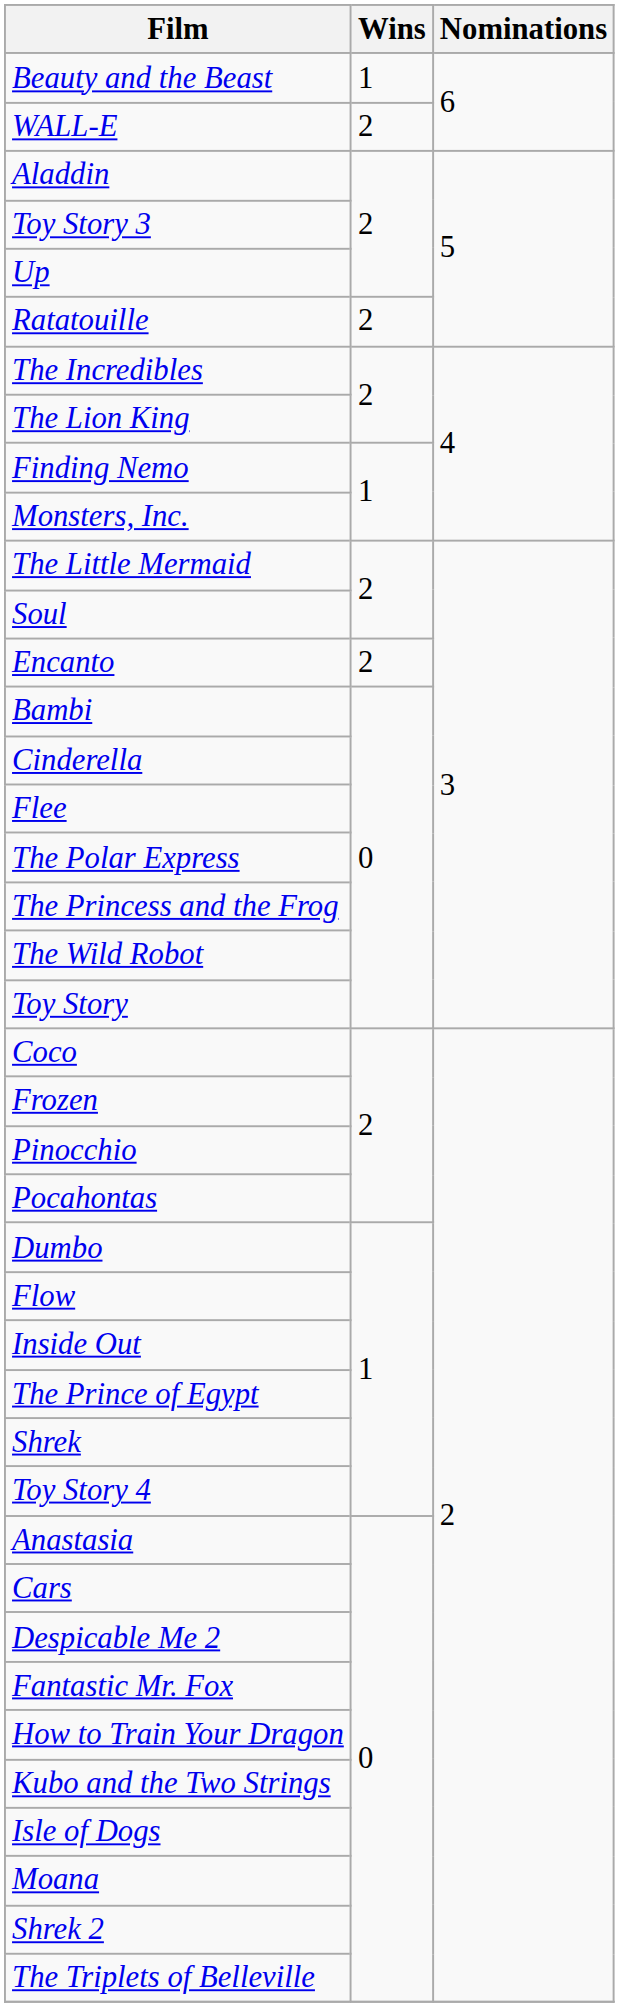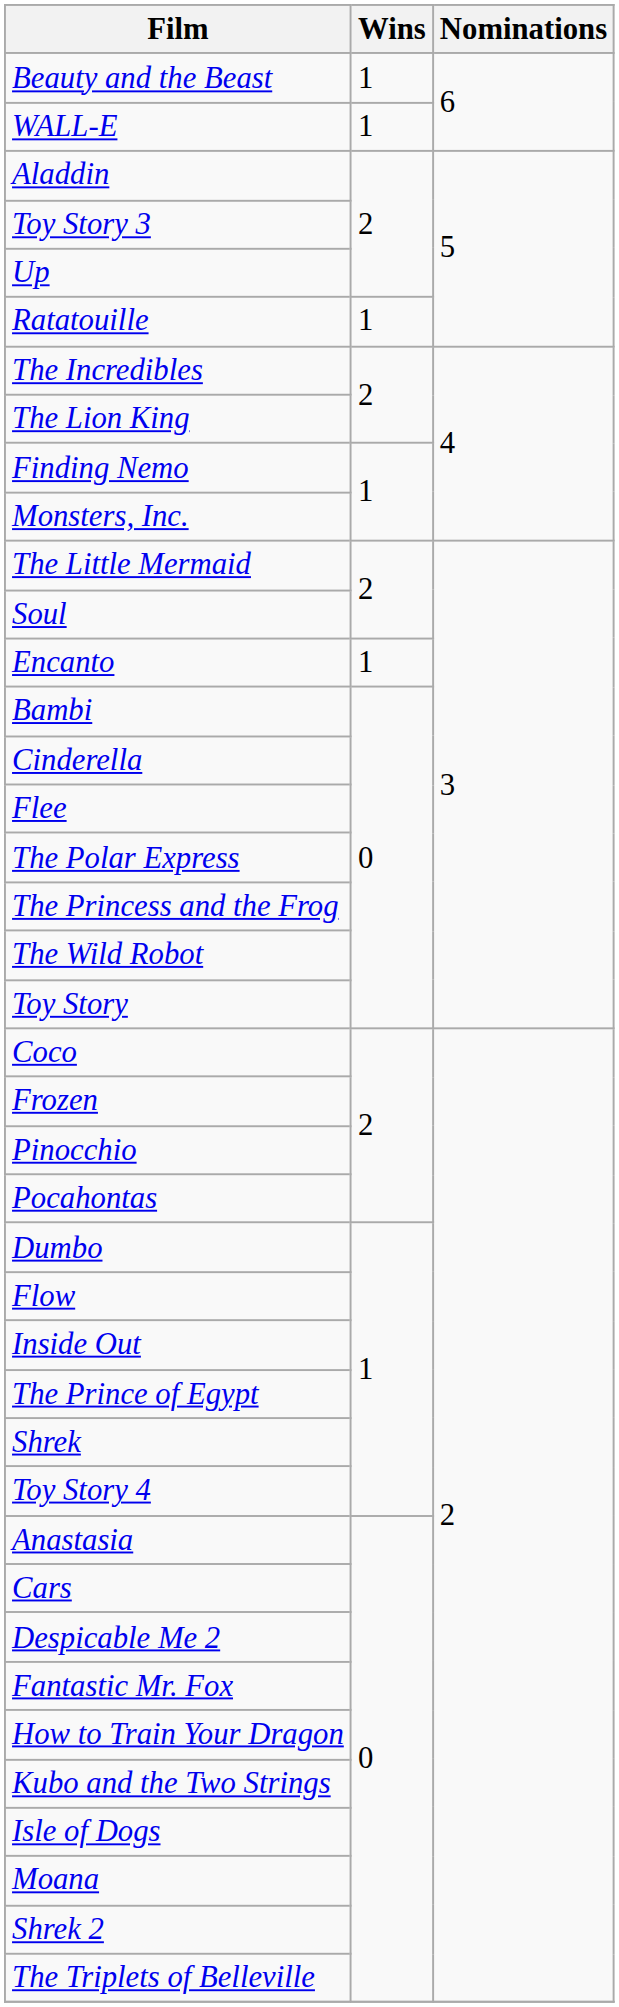(366, 126) 2 -> (366, 126) 1
(366, 321) 2 -> (366, 321) 1
(366, 662) 2 -> (366, 662) 1
